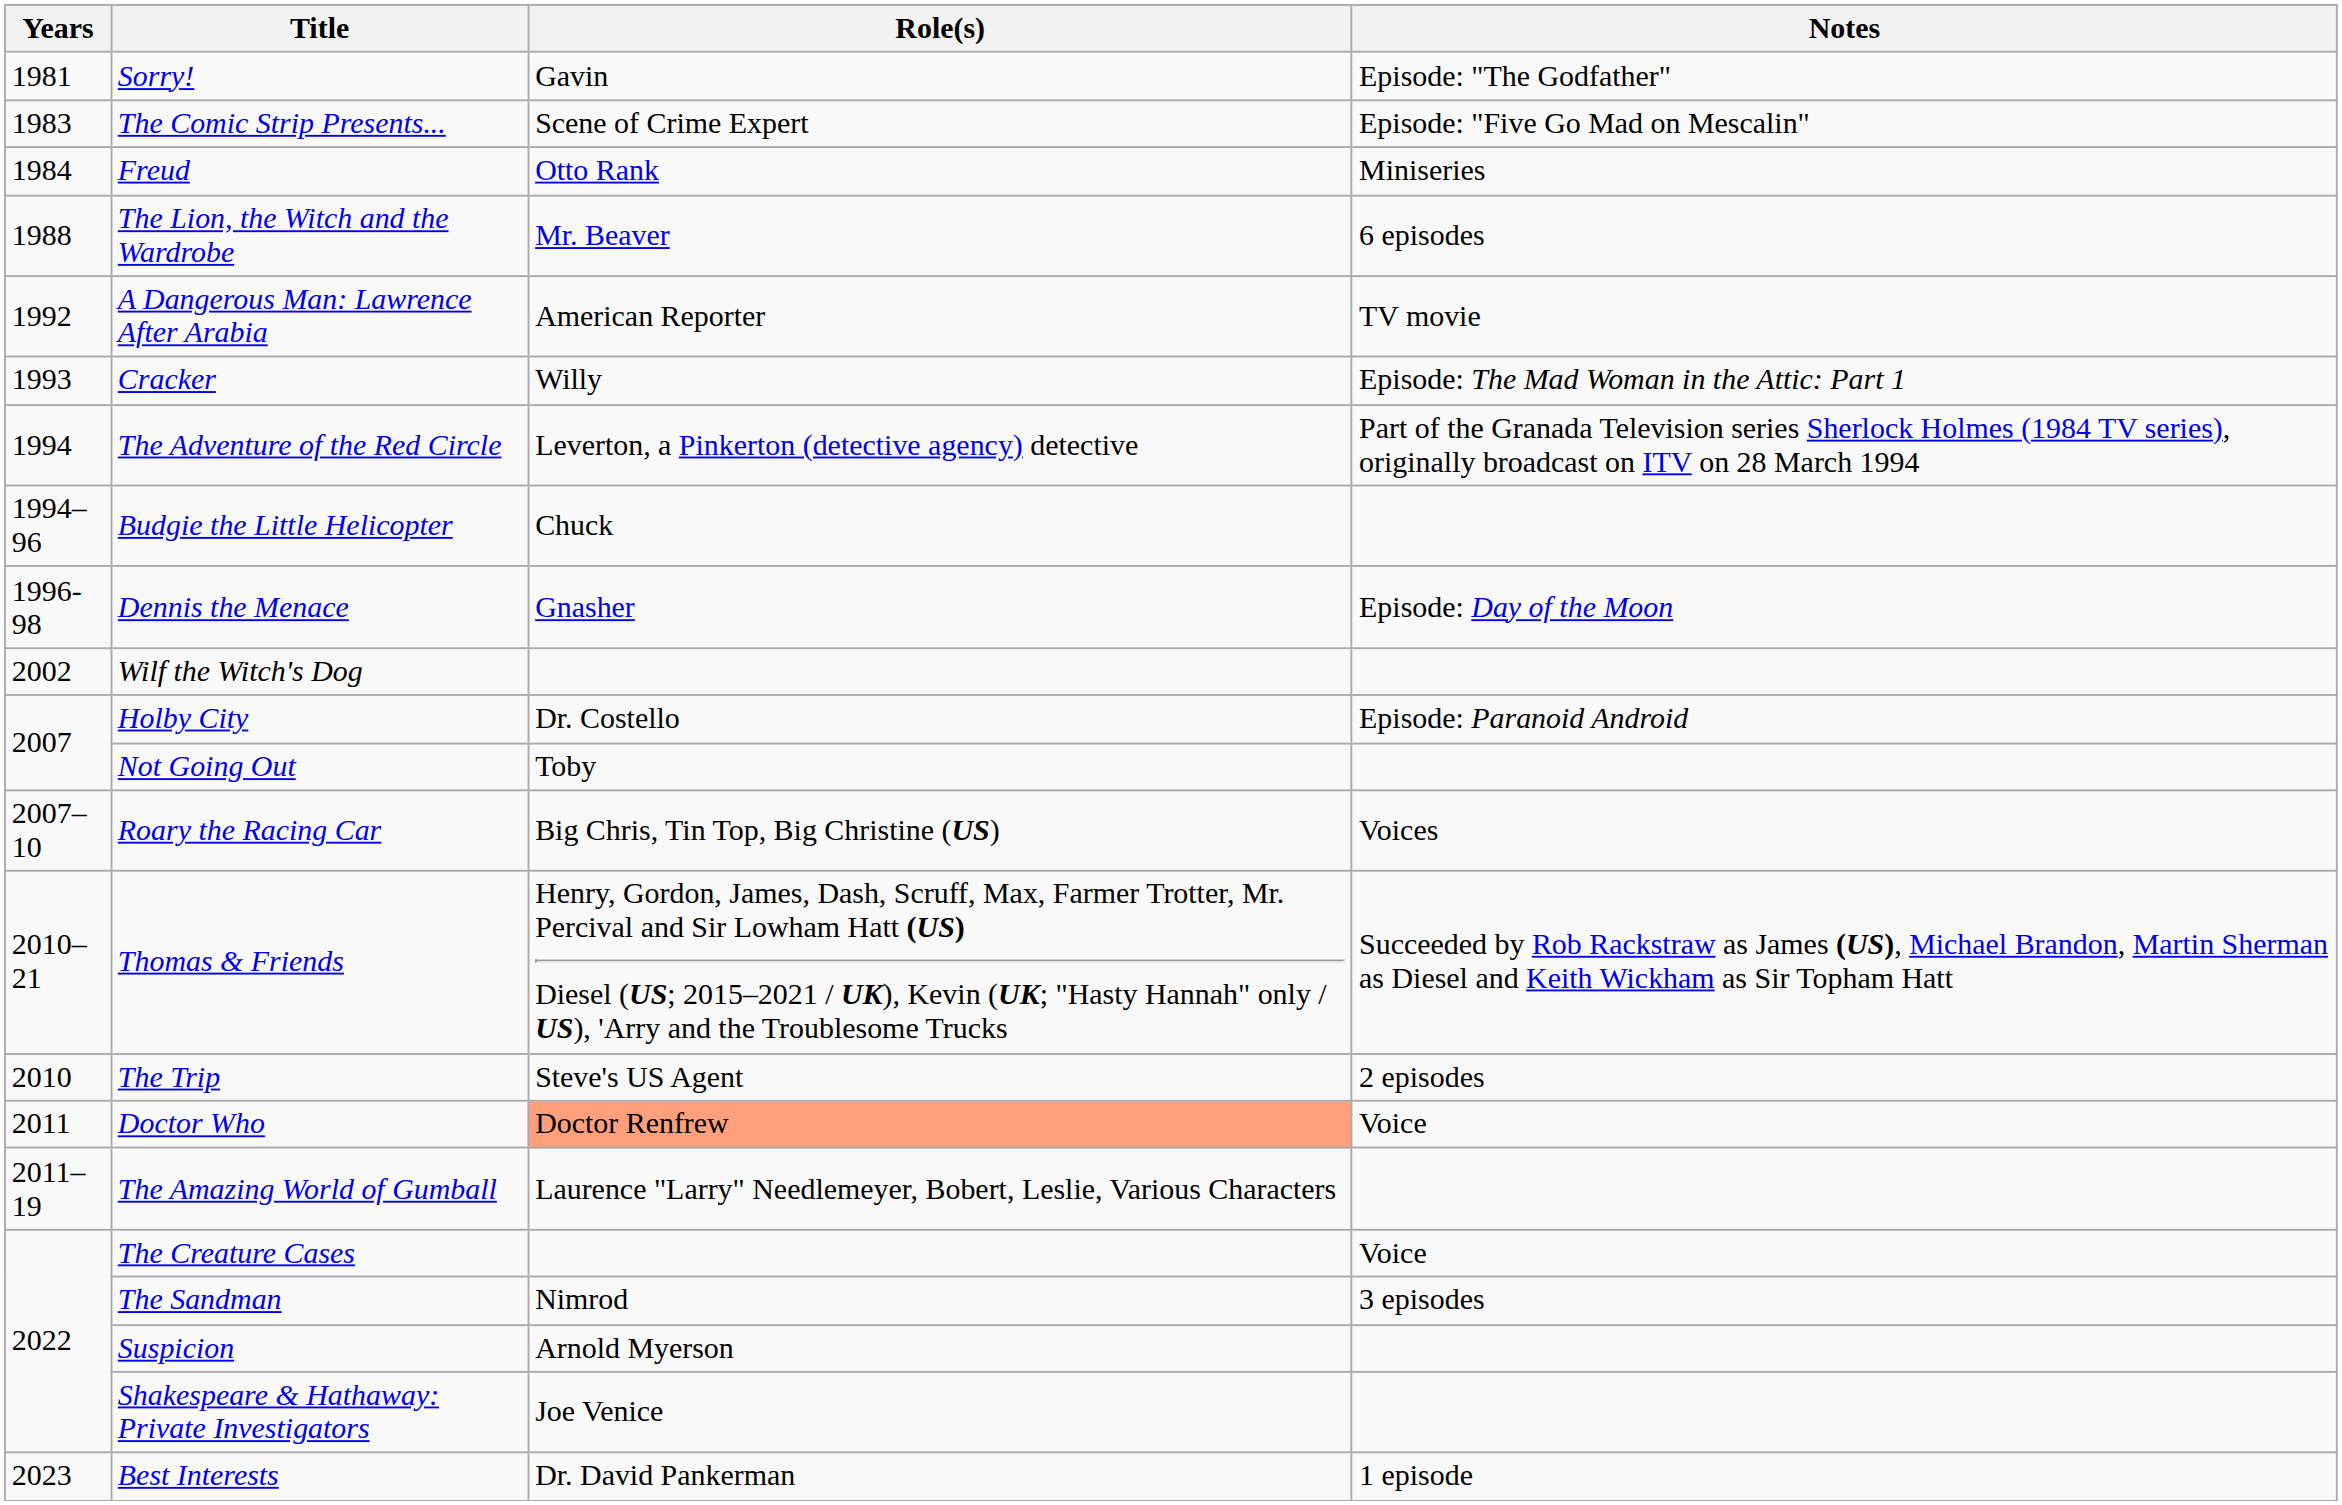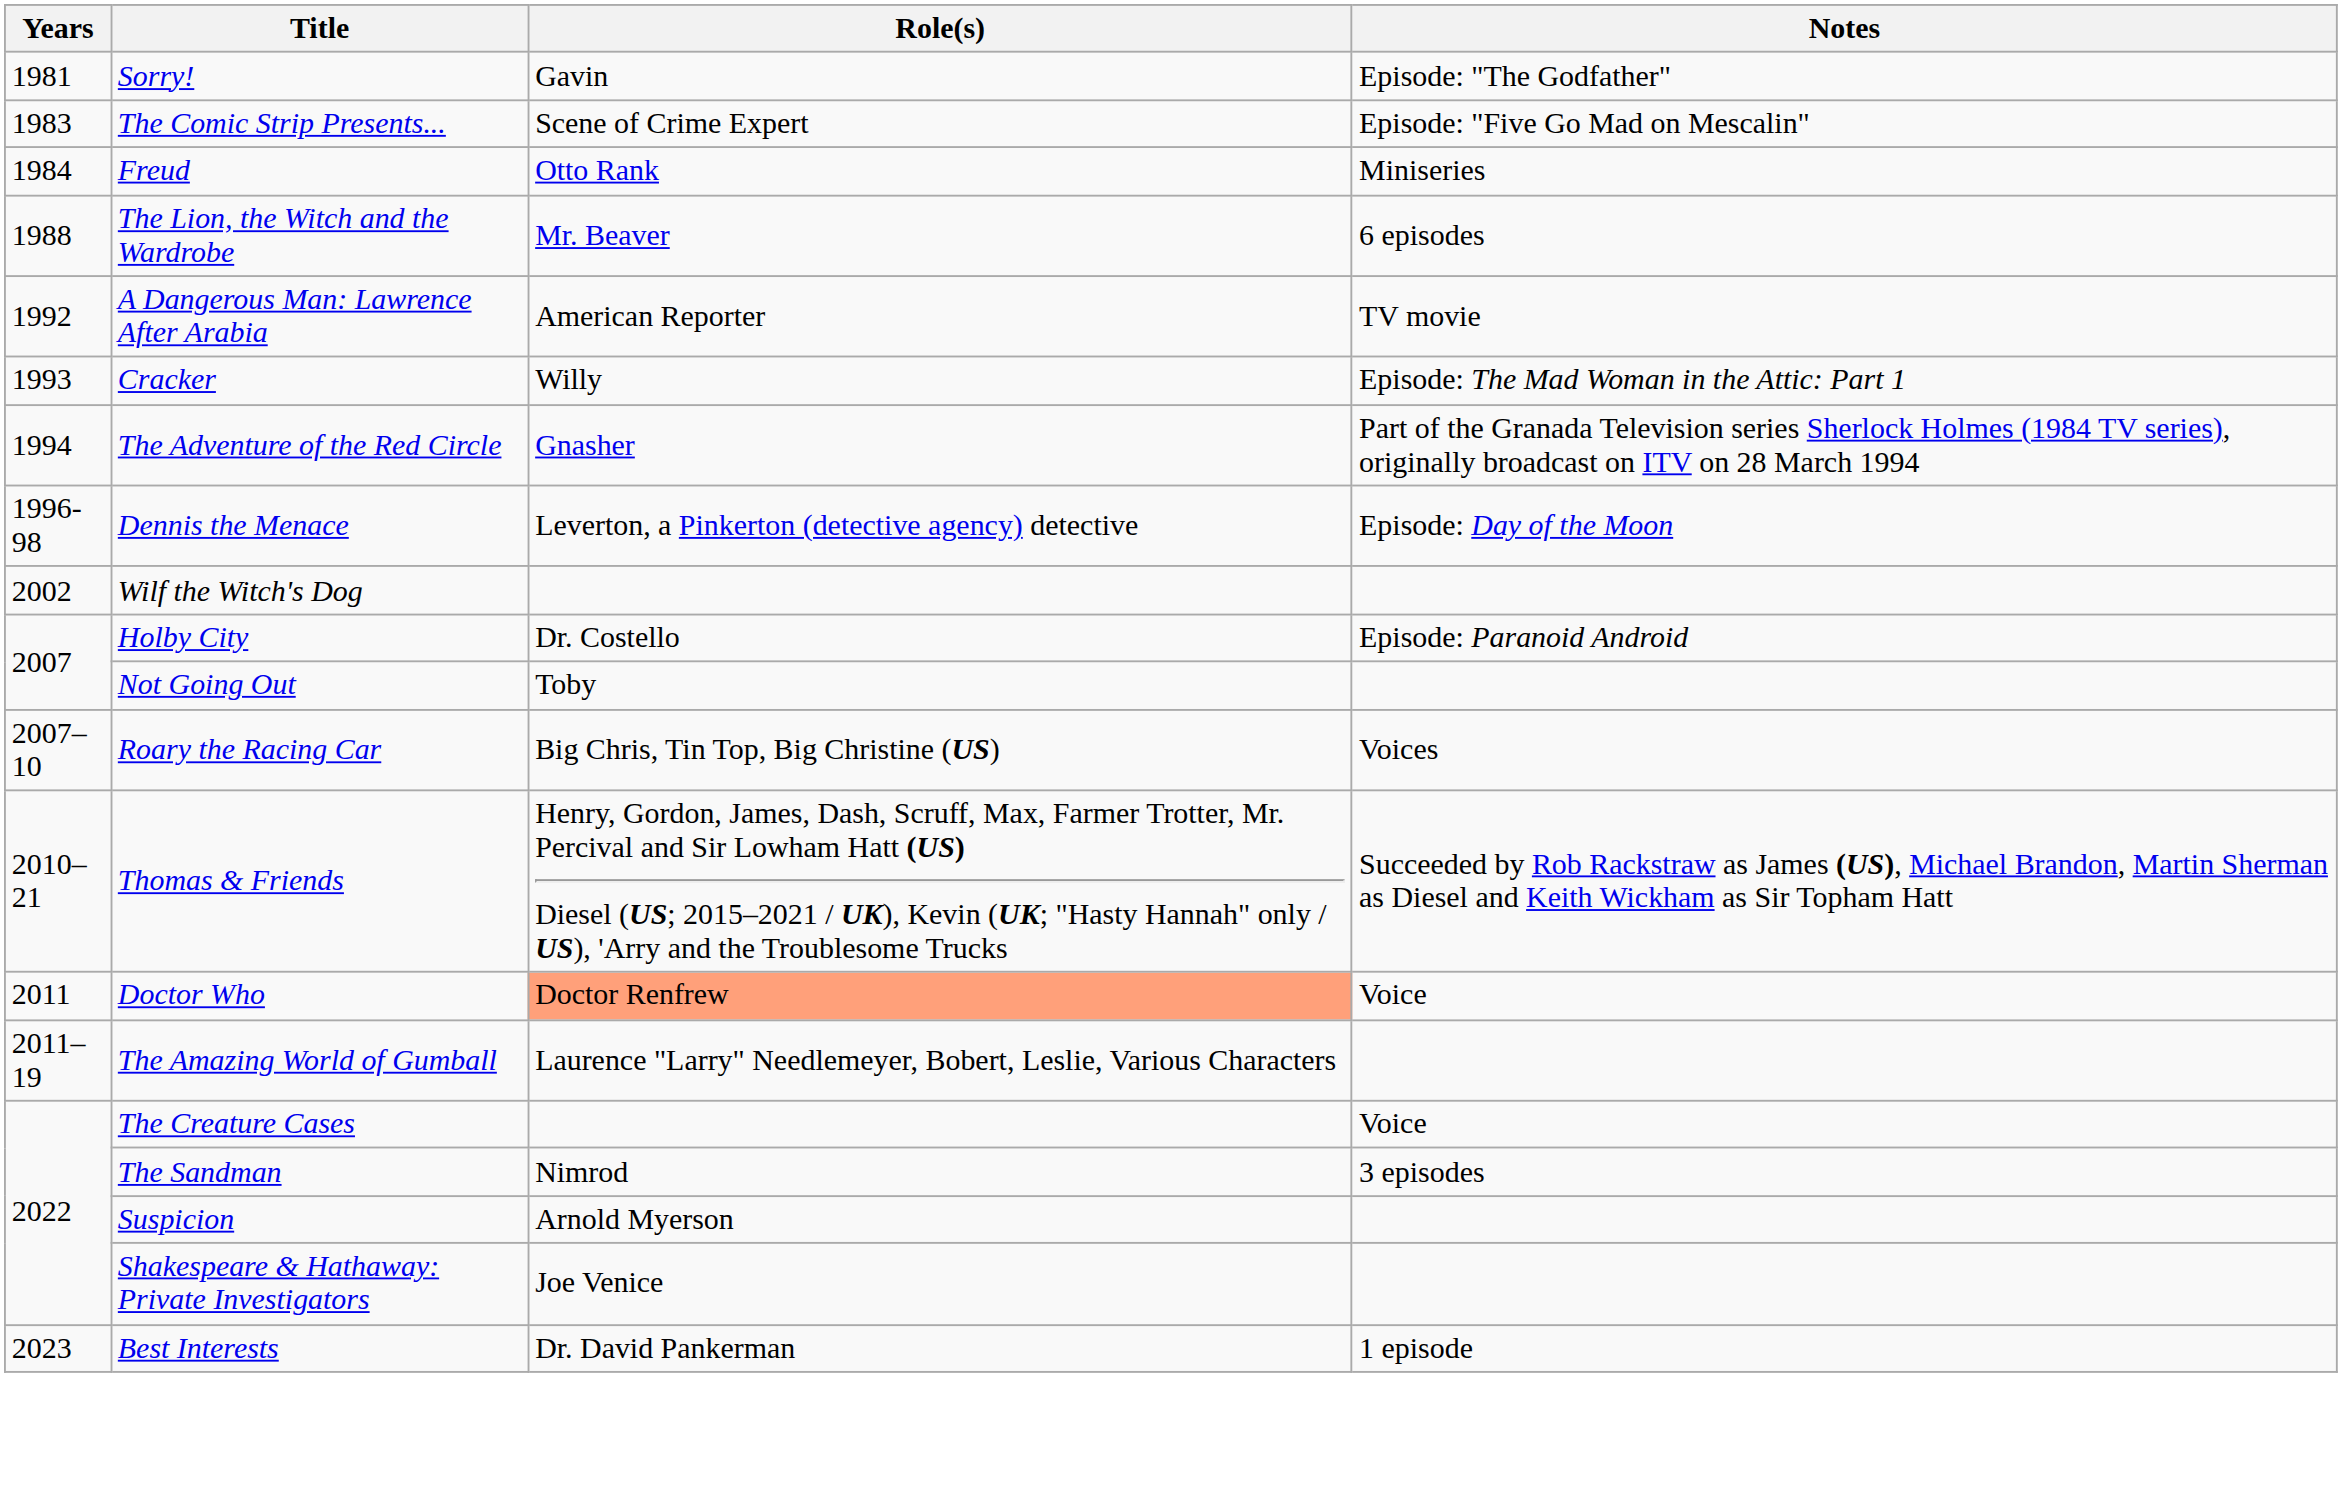(837, 444) Leverton, a Pinkerton (detective agency) detective -> (585, 444) Gnasher
- row: (285, 525)
(585, 606) Gnasher -> (837, 525) Leverton, a Pinkerton (detective agency) detective
- row: (169, 1076)
